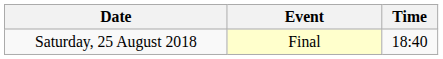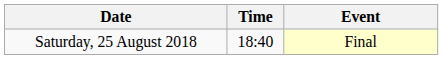columns swapped: (410, 16) <-> (304, 16)
